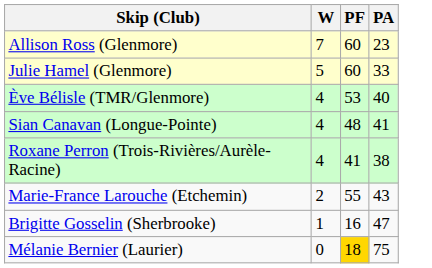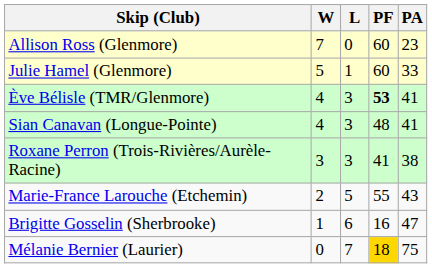+ column: (355, 17)
(353, 97) normal -> (381, 97) bold
(381, 97) 40 -> (410, 97) 41
(320, 160) 4 -> (320, 160) 3
